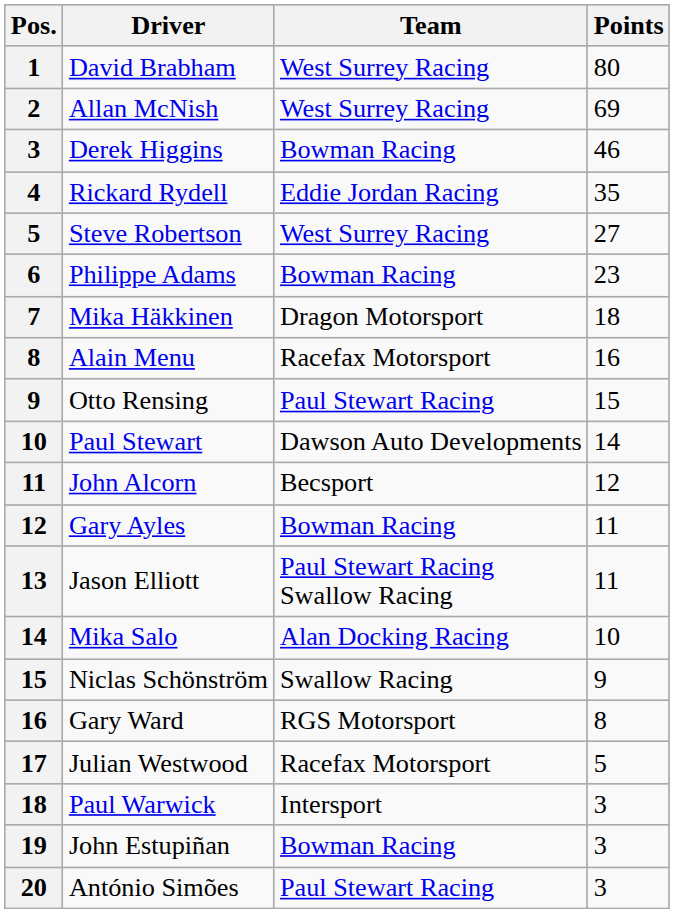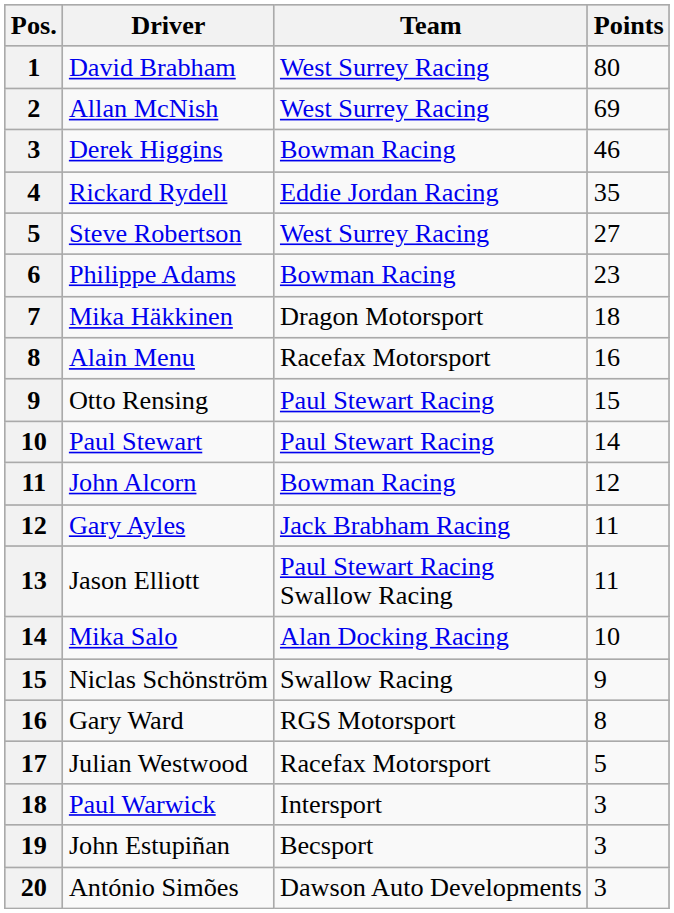(431, 441) Dawson Auto Developments -> (387, 441) Paul Stewart Racing
(327, 483) Becsport -> (368, 483) Bowman Racing
(368, 524) Bowman Racing -> (395, 524) Jack Brabham Racing
(368, 845) Bowman Racing -> (327, 845) Becsport
(387, 887) Paul Stewart Racing -> (431, 887) Dawson Auto Developments
